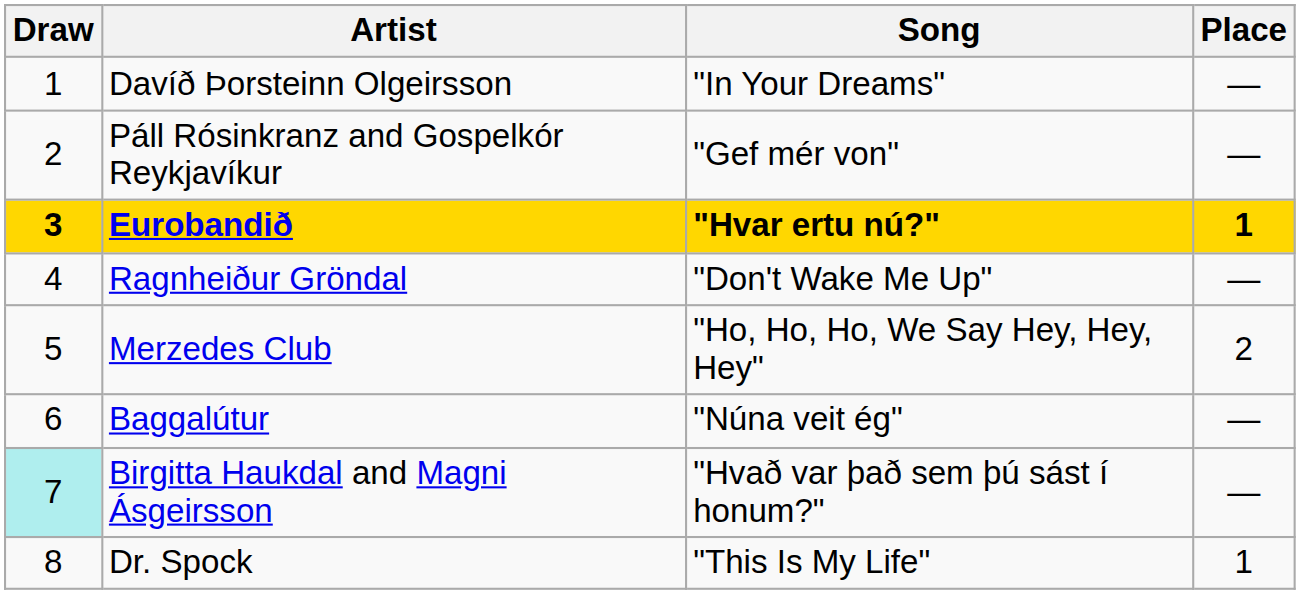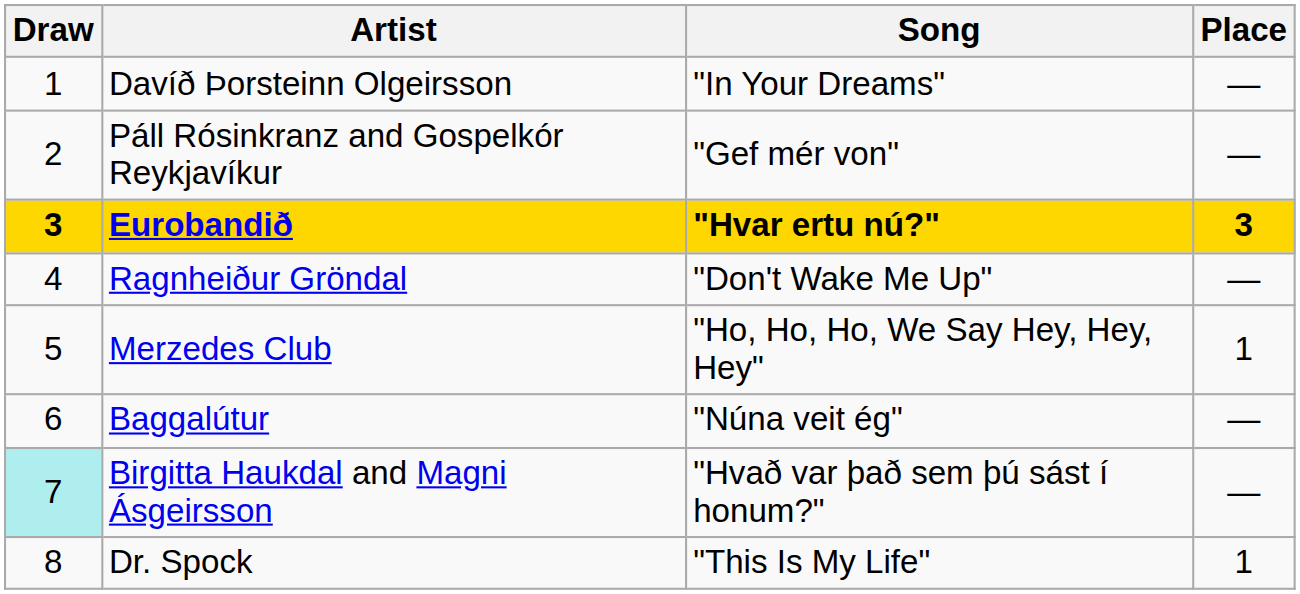(1244, 225) 1 -> (1244, 225) 3
(1244, 349) 2 -> (1244, 349) 1
